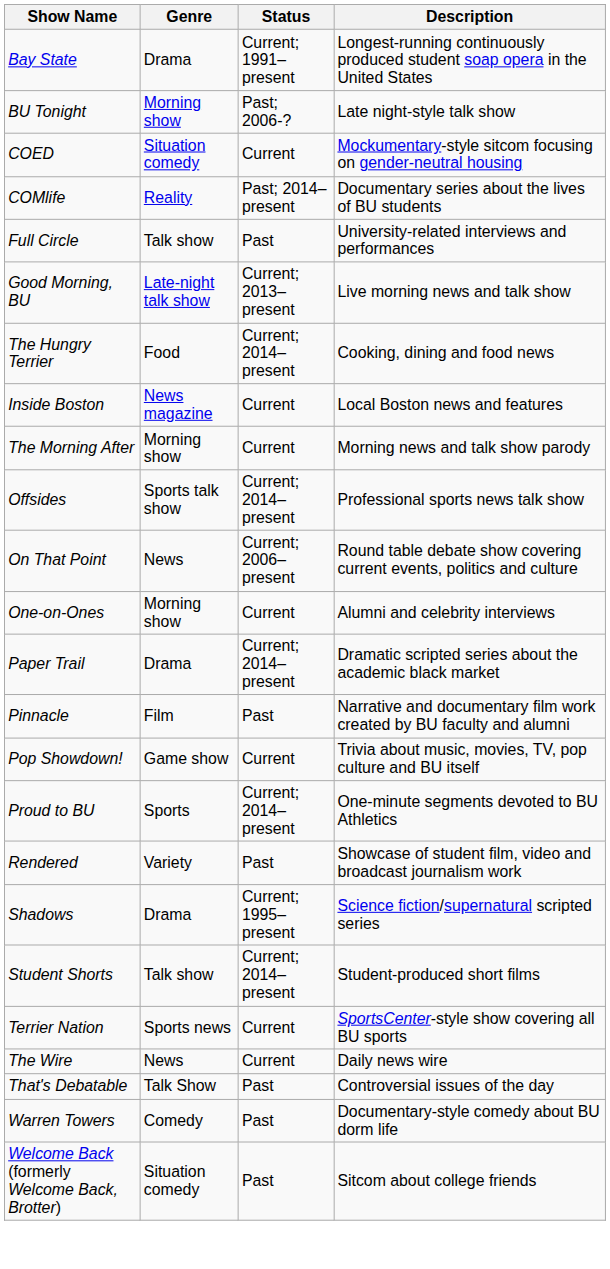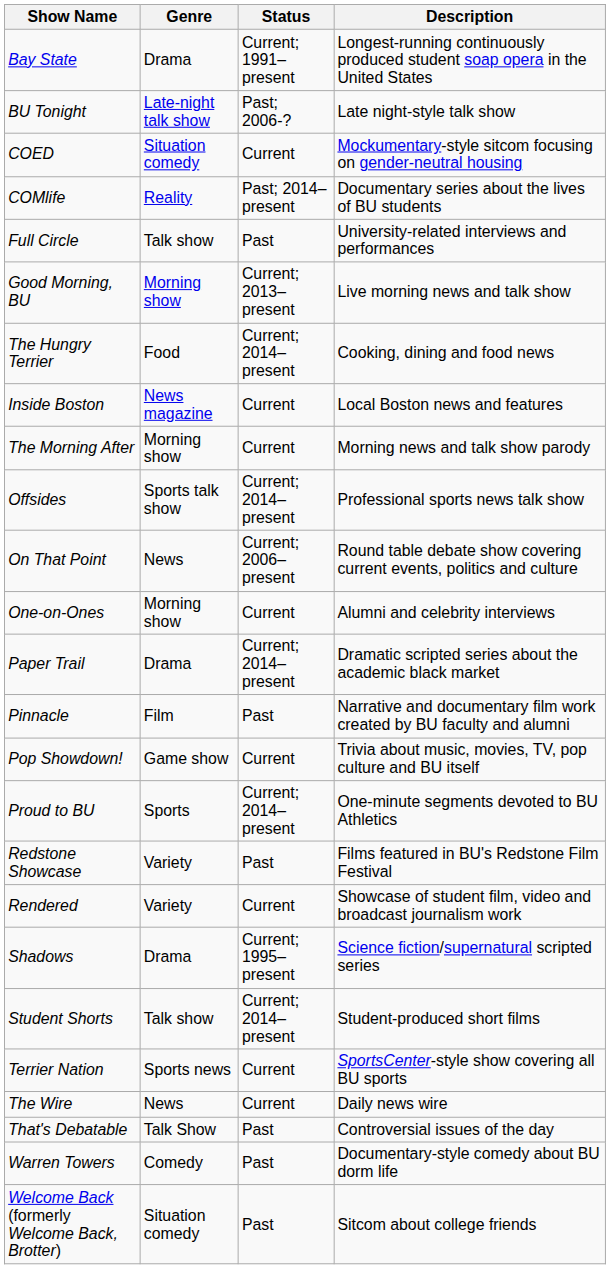(172, 111) Morning show -> (179, 111) Late-night talk show
(179, 292) Late-night talk show -> (172, 292) Morning show
+ row: (45, 862)
(258, 862) Past -> (268, 905) Current
